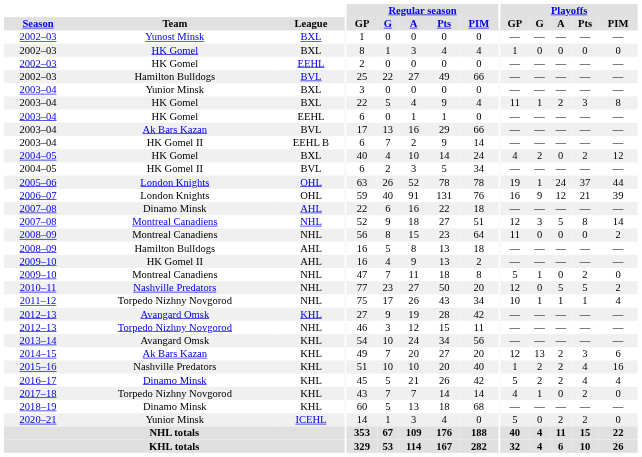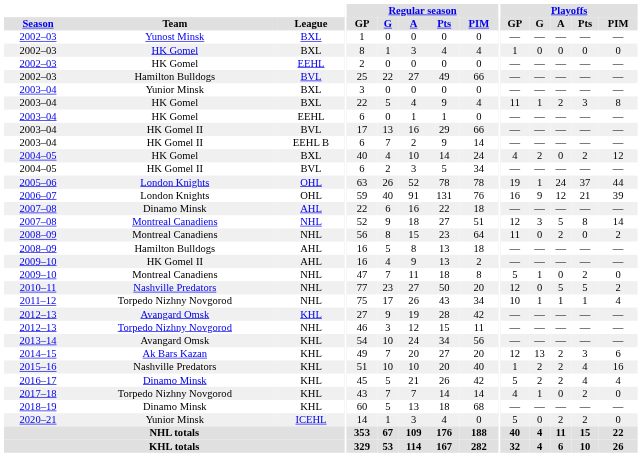(175, 129) Ak Bars Kazan -> (175, 129) HK Gomel II
(561, 235) 0 -> (561, 235) 2
